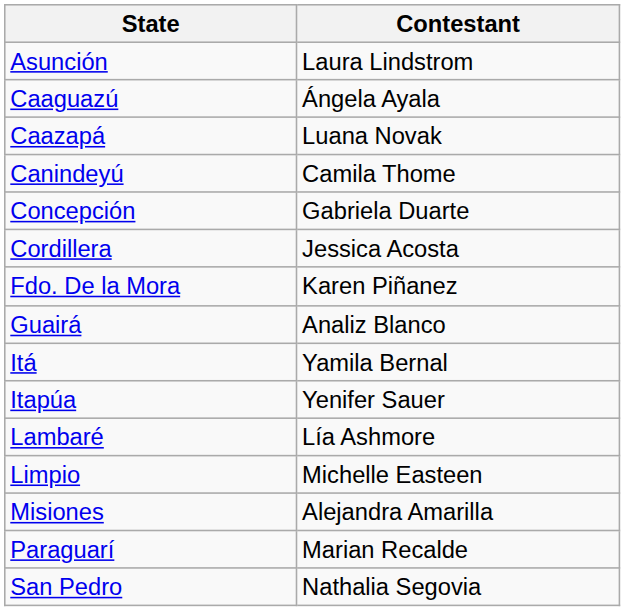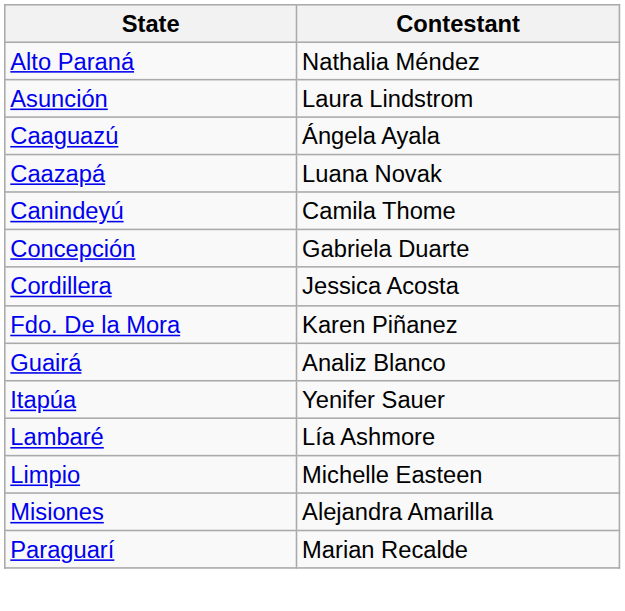+ row: (72, 61)
- row: (23, 362)
- row: (66, 587)
